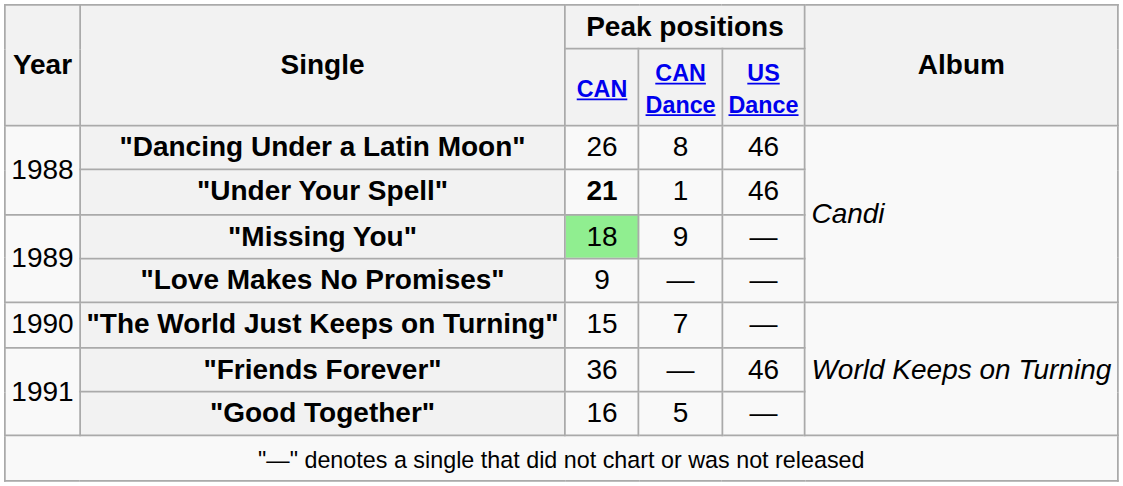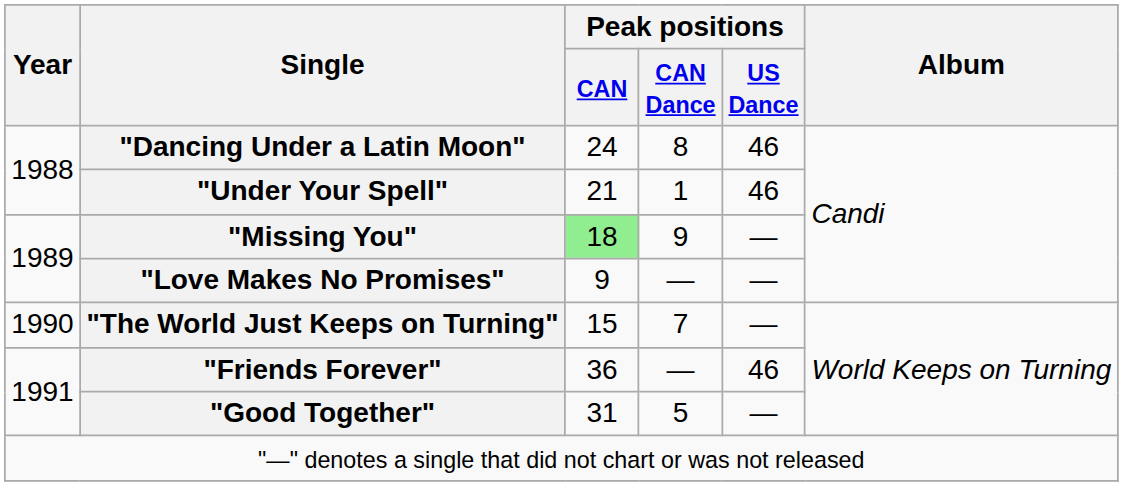(602, 147) 26 -> (602, 147) 24
(602, 191) bold -> (602, 191) normal
(602, 413) 16 -> (602, 413) 31
